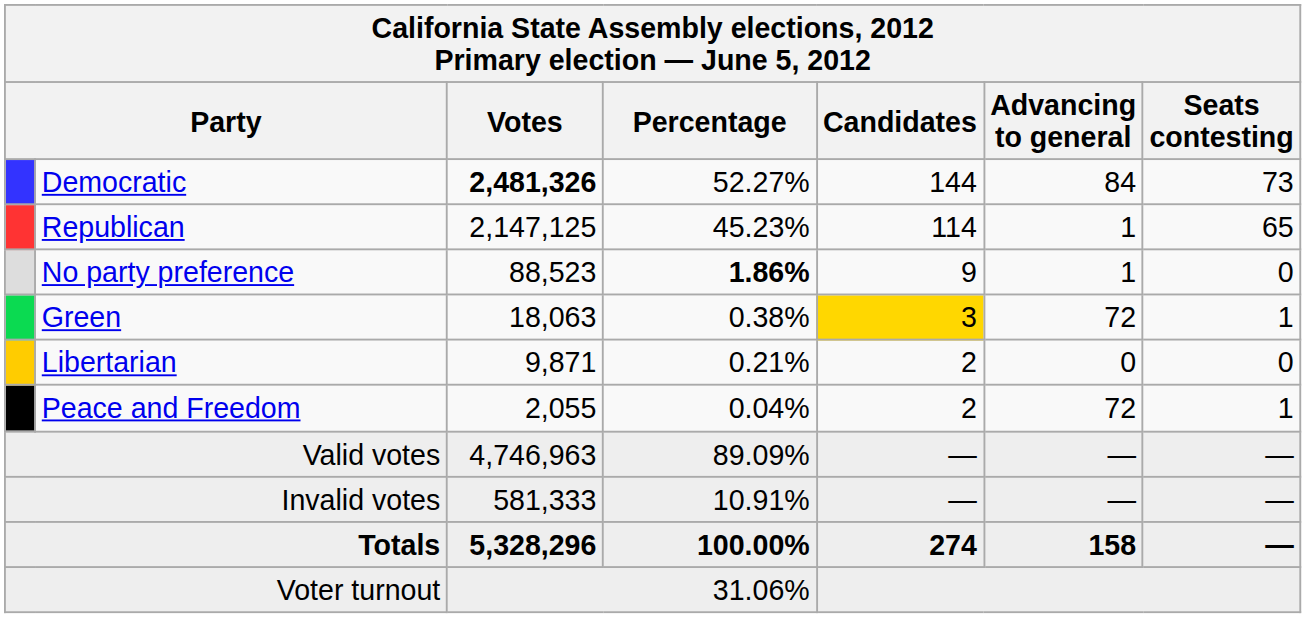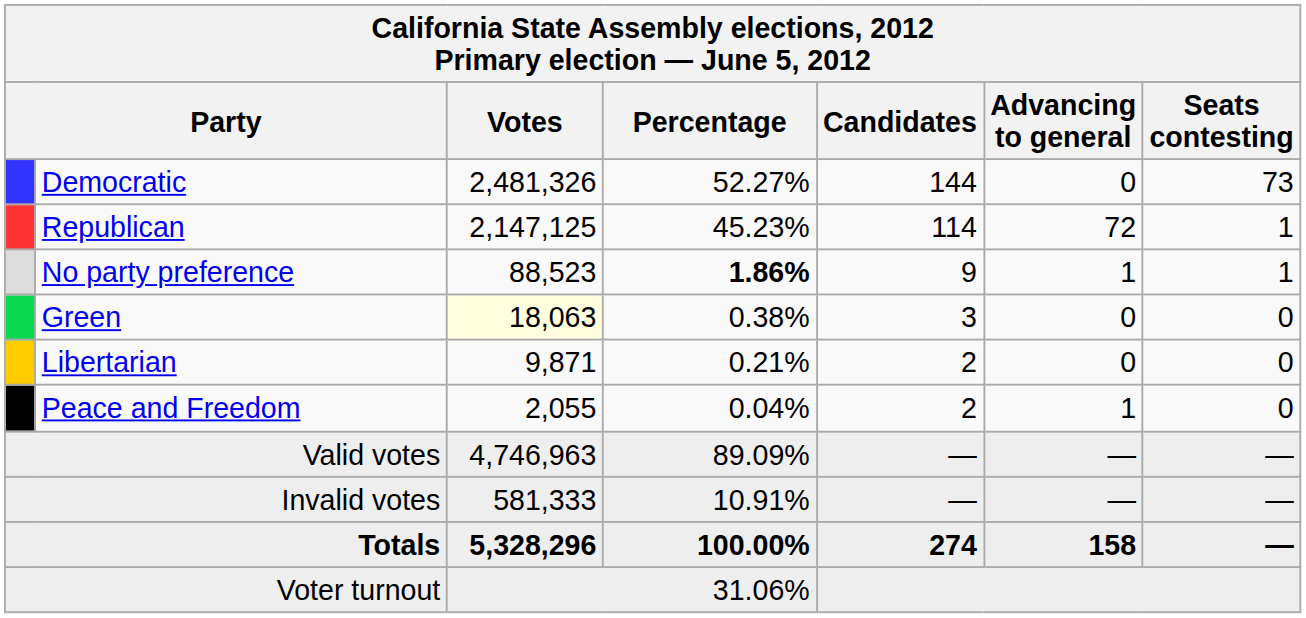(533, 182) bold -> (533, 182) normal
(1120, 182) 84 -> (1128, 182) 0
(1128, 227) 1 -> (1120, 227) 72
(1278, 227) 65 -> (1286, 227) 1
(1286, 273) 0 -> (1286, 273) 1
(553, 318) no background -> (553, 318) lightyellow background
(969, 318) gold background -> (969, 318) no background
(1120, 318) 72 -> (1128, 318) 0
(1286, 318) 1 -> (1286, 318) 0
(1120, 408) 72 -> (1128, 408) 1
(1286, 408) 1 -> (1286, 408) 0
